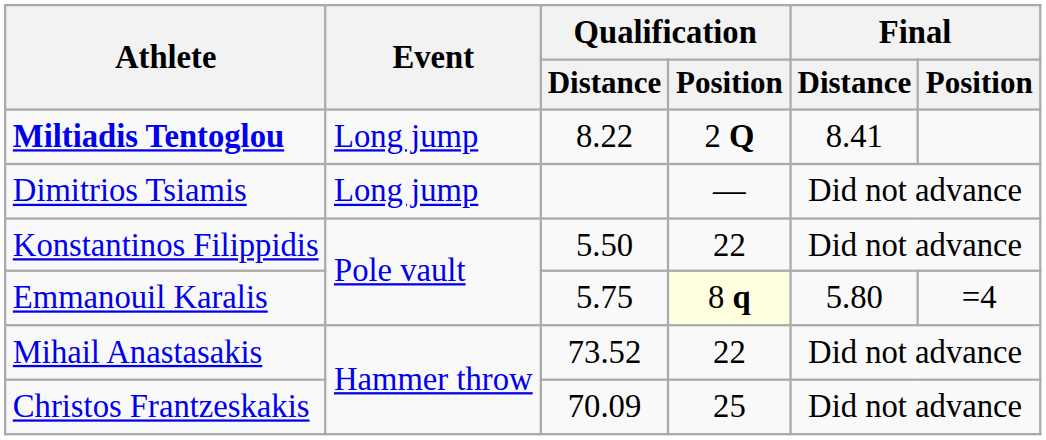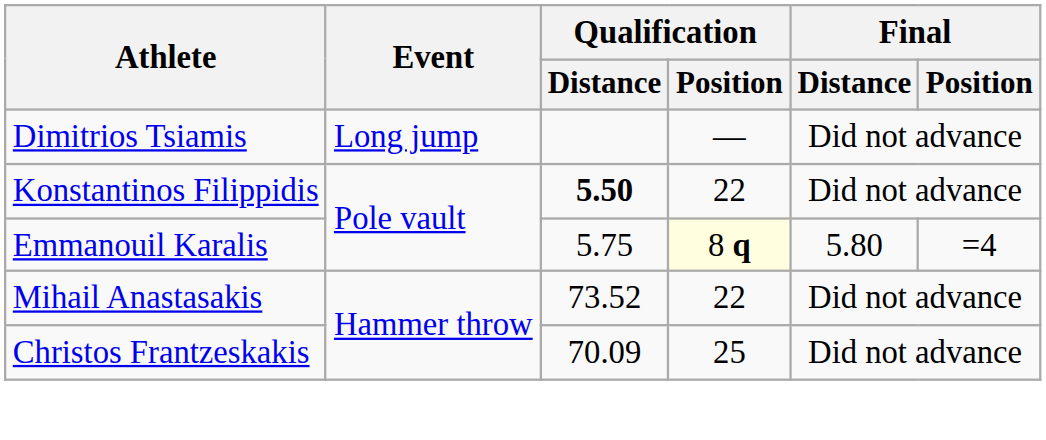- row: (148, 136)
(604, 244) normal -> (604, 190) bold
